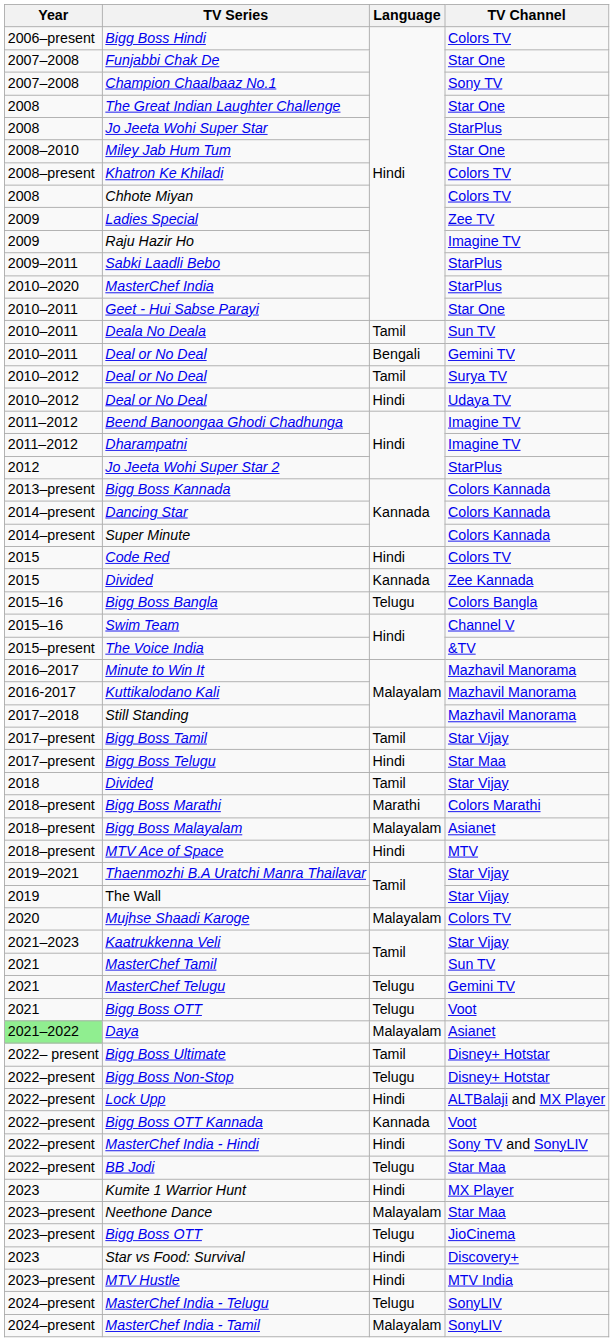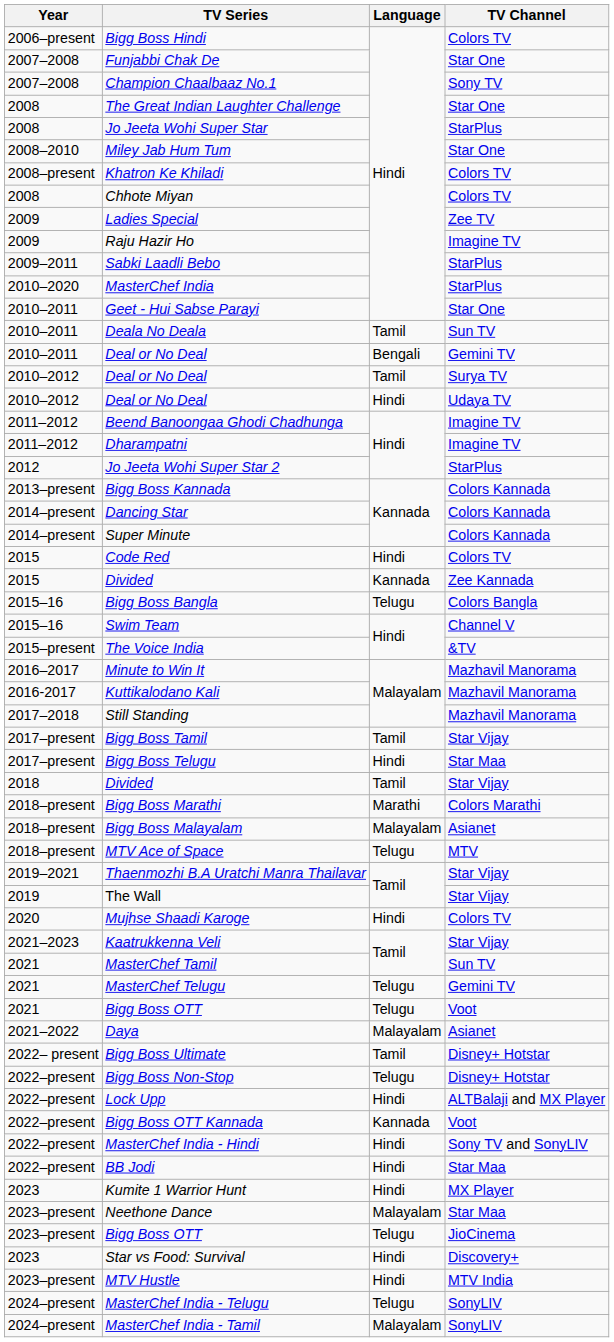(389, 851) Hindi -> (394, 851) Telugu
(407, 919) Malayalam -> (389, 919) Hindi
(43, 1032) lightgreen background -> (43, 1032) no background
(394, 1167) Telugu -> (389, 1167) Hindi
